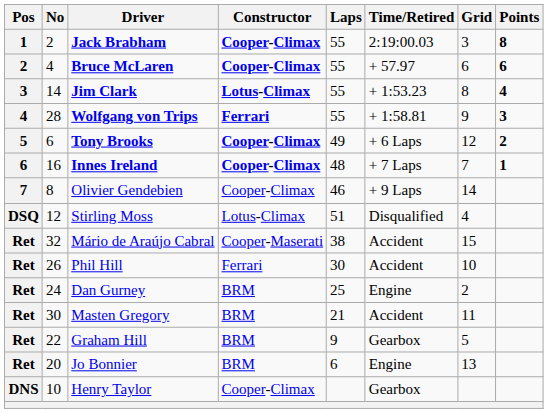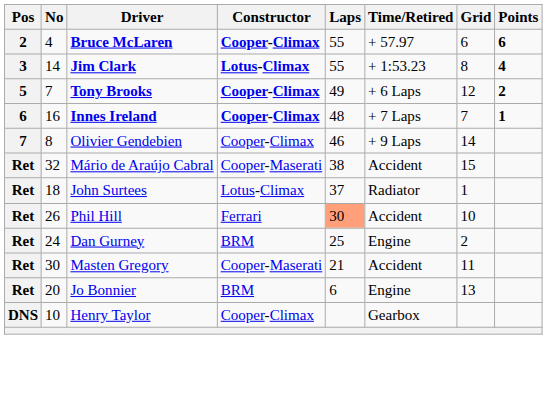- row: (119, 41)
- row: (135, 116)
(50, 141) 6 -> (49, 91) 7
- row: (112, 215)
+ row: (109, 190)
(338, 265) no background -> (337, 215) lightsalmon background
(238, 314) BRM -> (271, 265) Cooper-Maserati
- row: (109, 339)
